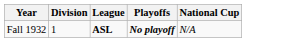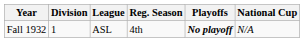+ column: (156, 12)
(102, 29) bold -> (102, 29) normal
